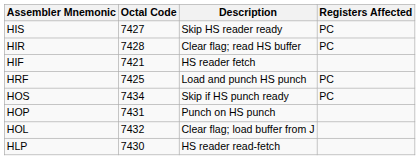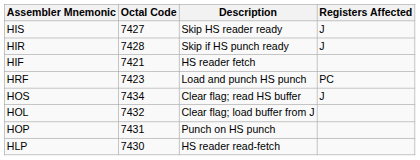(327, 29) PC -> (322, 29) J
(241, 46) Clear flag; read HS buffer -> (235, 46) Skip if HS punch ready
(327, 46) PC -> (322, 46) J
(133, 79) 7425 -> (133, 79) 7423
(235, 96) Skip if HS punch ready -> (241, 96) Clear flag; read HS buffer
(327, 96) PC -> (322, 96) J
rows swapped: (18, 130) <-> (18, 113)
